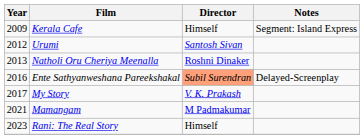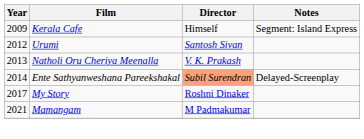(217, 61) Roshni Dinaker -> (213, 61) V. K. Prakash
(17, 77) 2016 -> (17, 77) 2014
(213, 93) V. K. Prakash -> (217, 93) Roshni Dinaker
- row: (75, 126)
